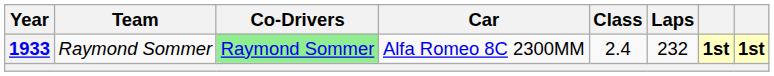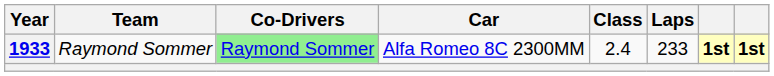(673, 49) 232 -> (673, 49) 233
